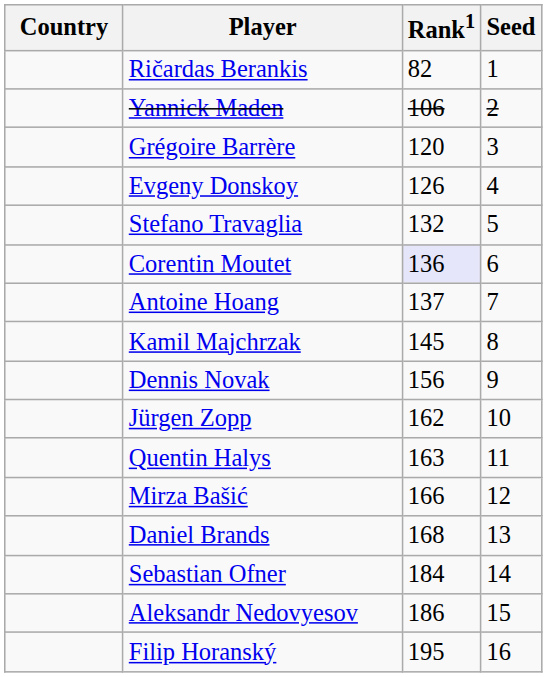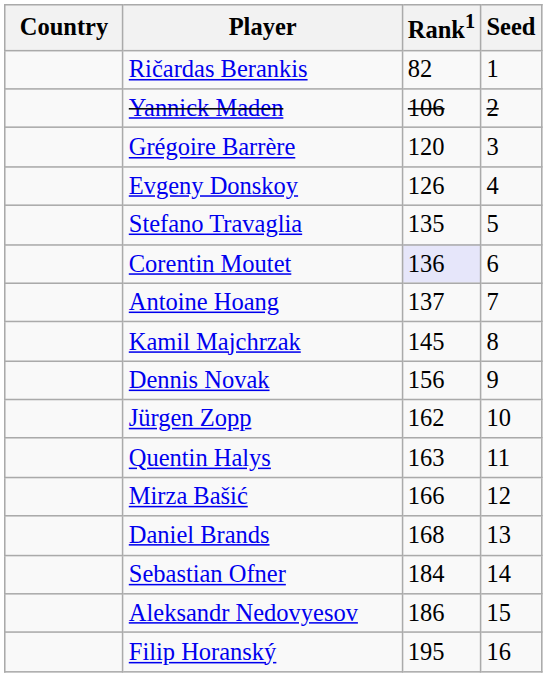(426, 224) 132 -> (426, 224) 135
